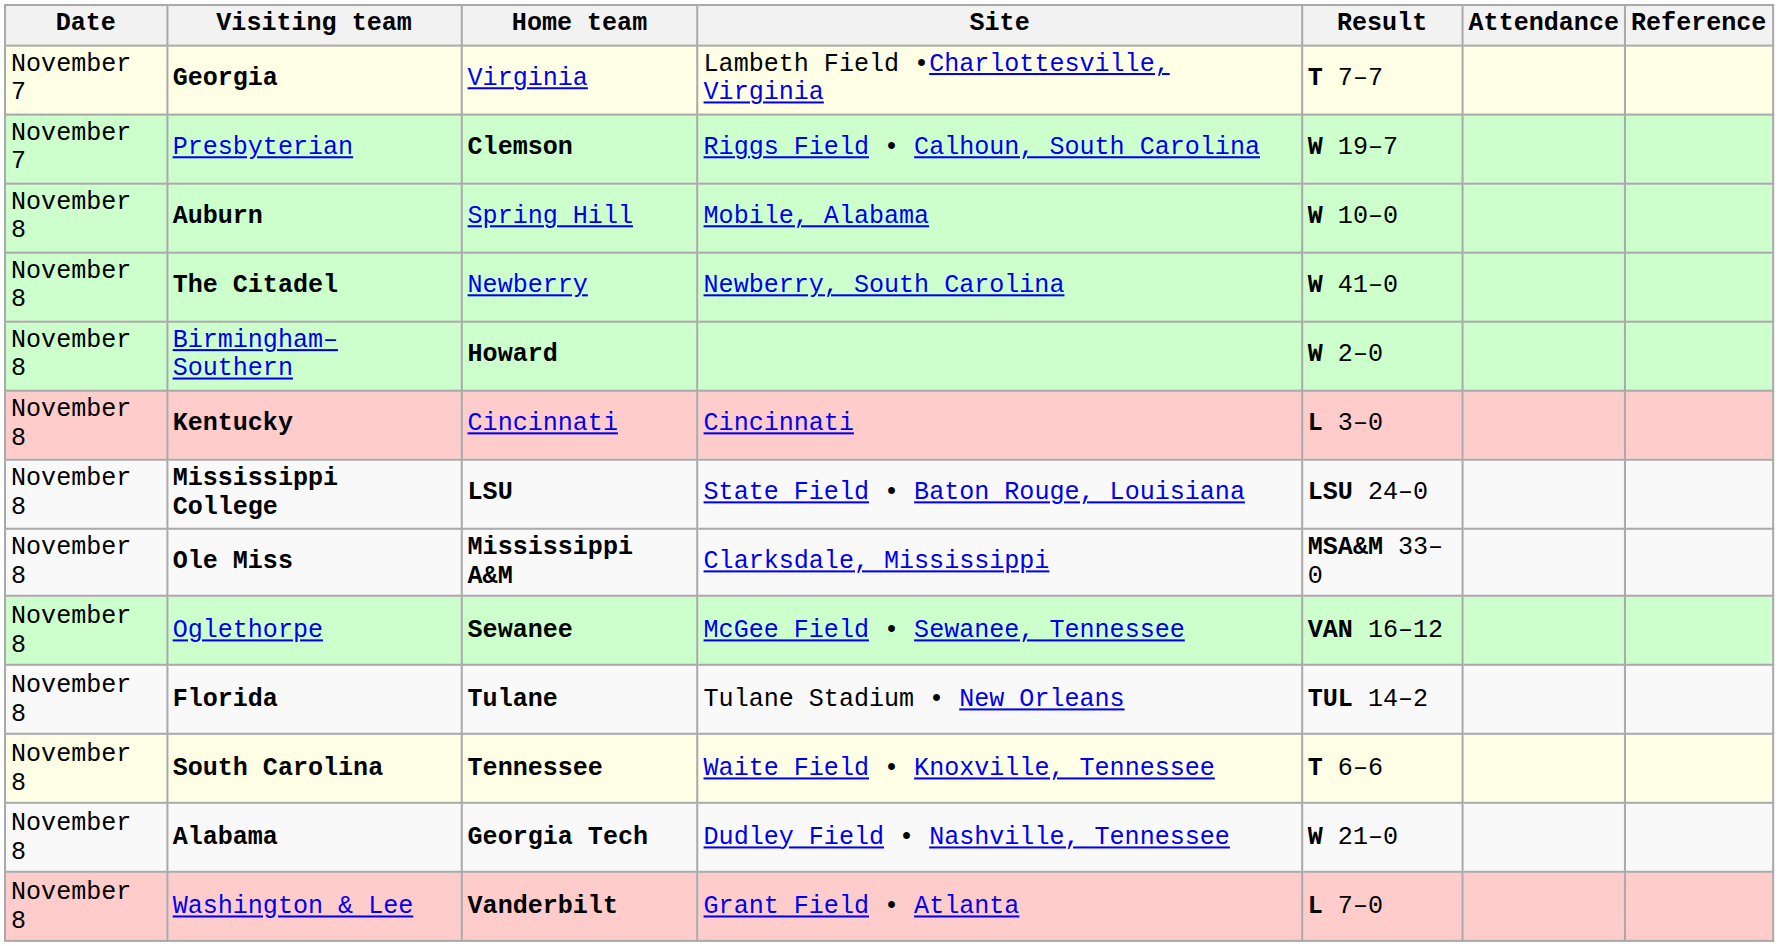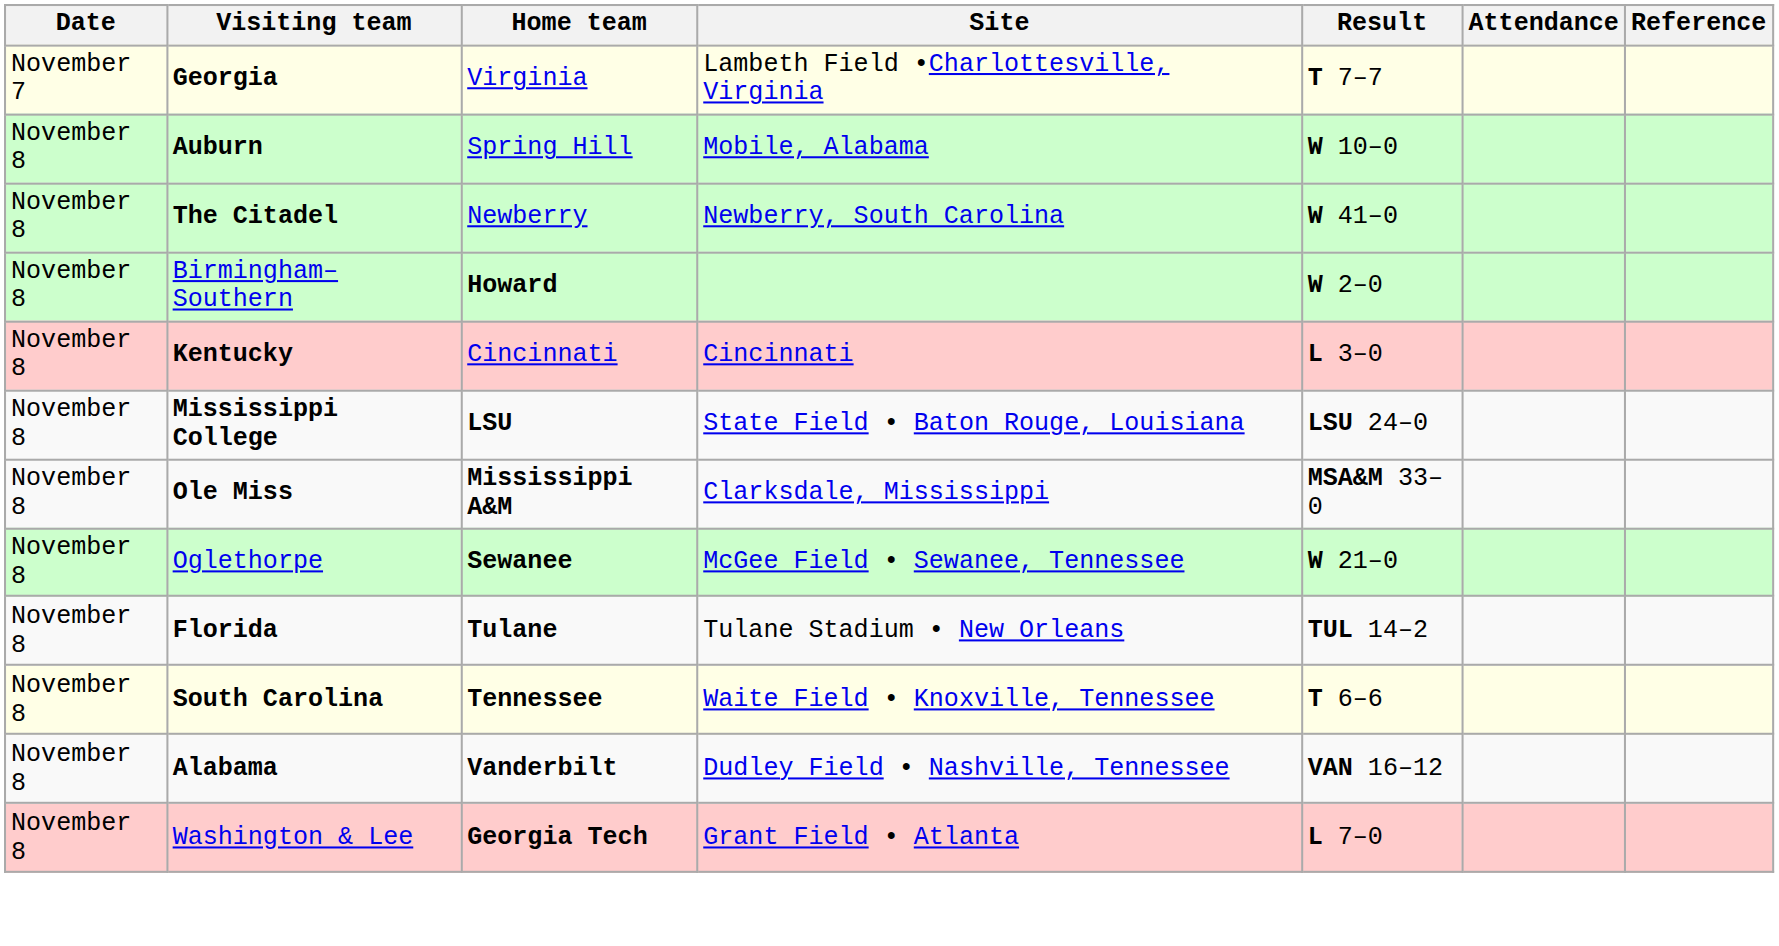- row: (263, 149)
(1375, 631) VAN 16–12 -> (1353, 563) W 21–0
(558, 838) Georgia Tech -> (542, 769) Vanderbilt
(1353, 838) W 21–0 -> (1375, 769) VAN 16–12
(543, 907) Vanderbilt -> (557, 838) Georgia Tech
